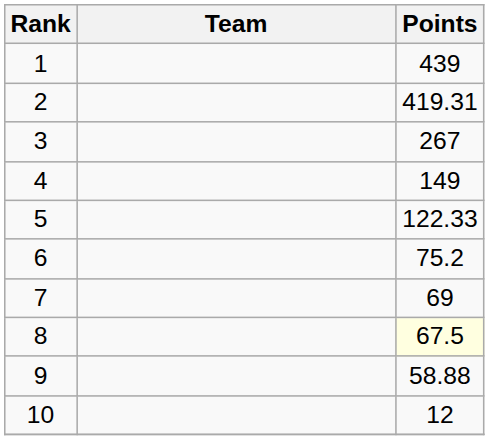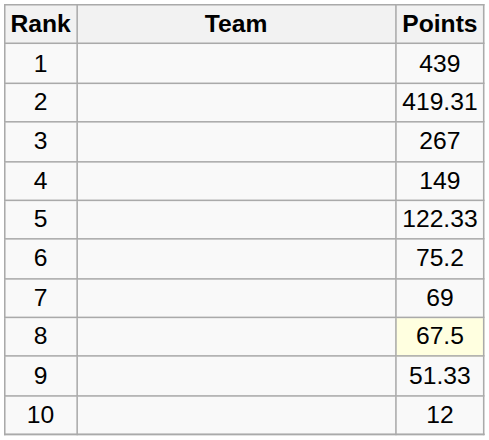(440, 375) 58.88 -> (440, 375) 51.33
